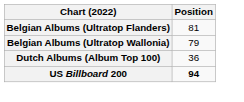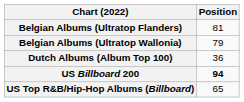+ row: (100, 89)
